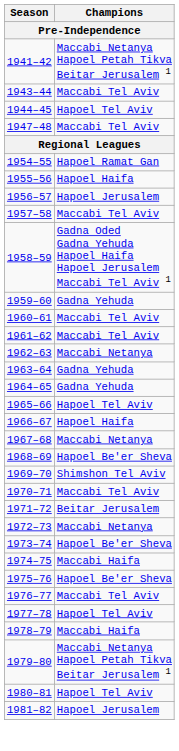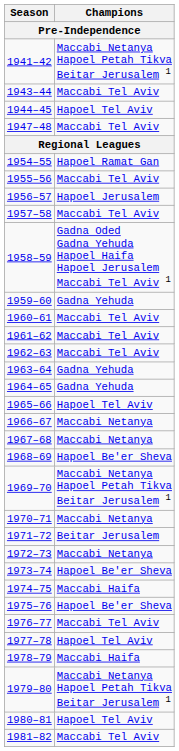(95, 179) Hapoel Haifa -> (108, 179) Maccabi Tel Aviv
(105, 353) Maccabi Netanya -> (108, 353) Maccabi Tel Aviv
(95, 422) Hapoel Haifa -> (105, 422) Maccabi Netanya
(111, 475) Shimshon Tel Aviv -> (114, 488) Maccabi Netanya Hapoel Petah Tikva Beitar Jerusalem 1
(108, 492) Maccabi Tel Aviv -> (105, 519) Maccabi Netanya
(108, 710) Hapoel Jerusalem -> (108, 738) Maccabi Tel Aviv
